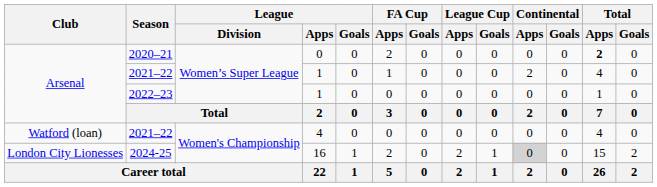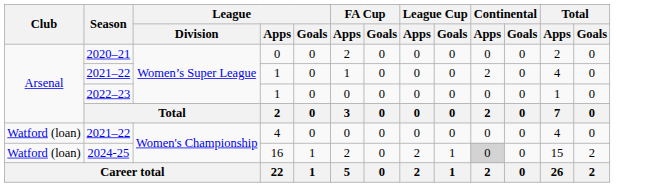(599, 53) bold -> (557, 53) normal
(65, 152) London City Lionesses -> (44, 152) Watford (loan)
